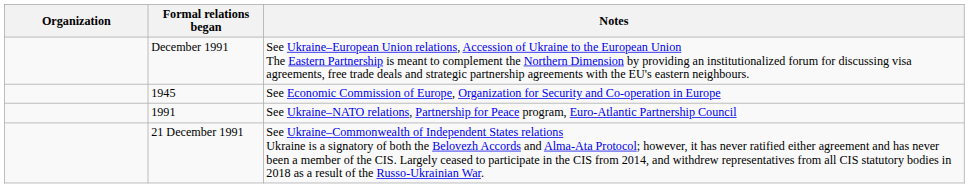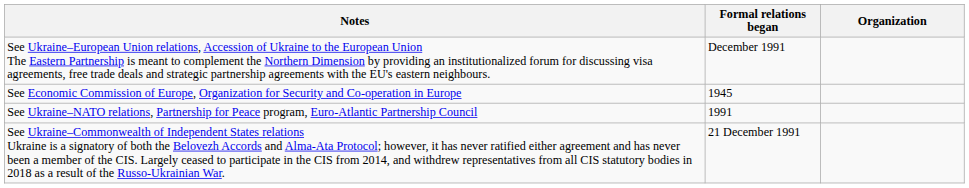columns swapped: (76, 20) <-> (614, 20)
